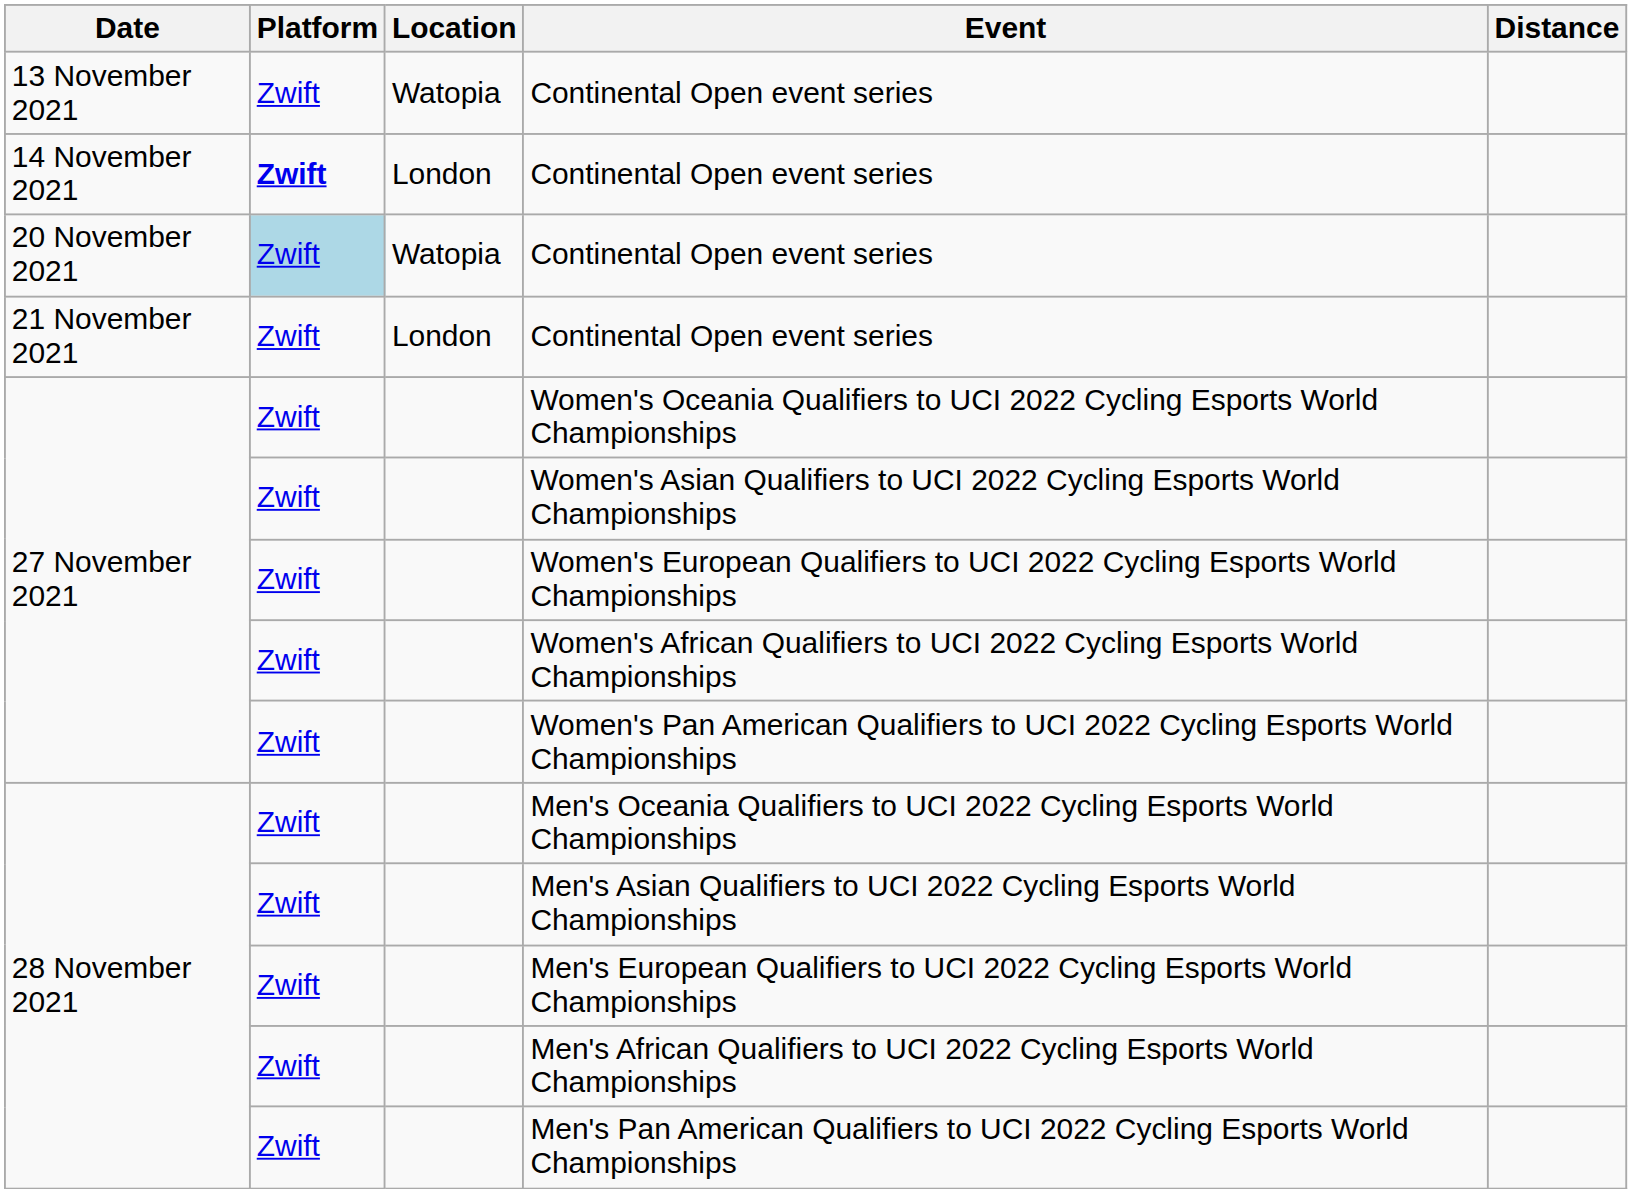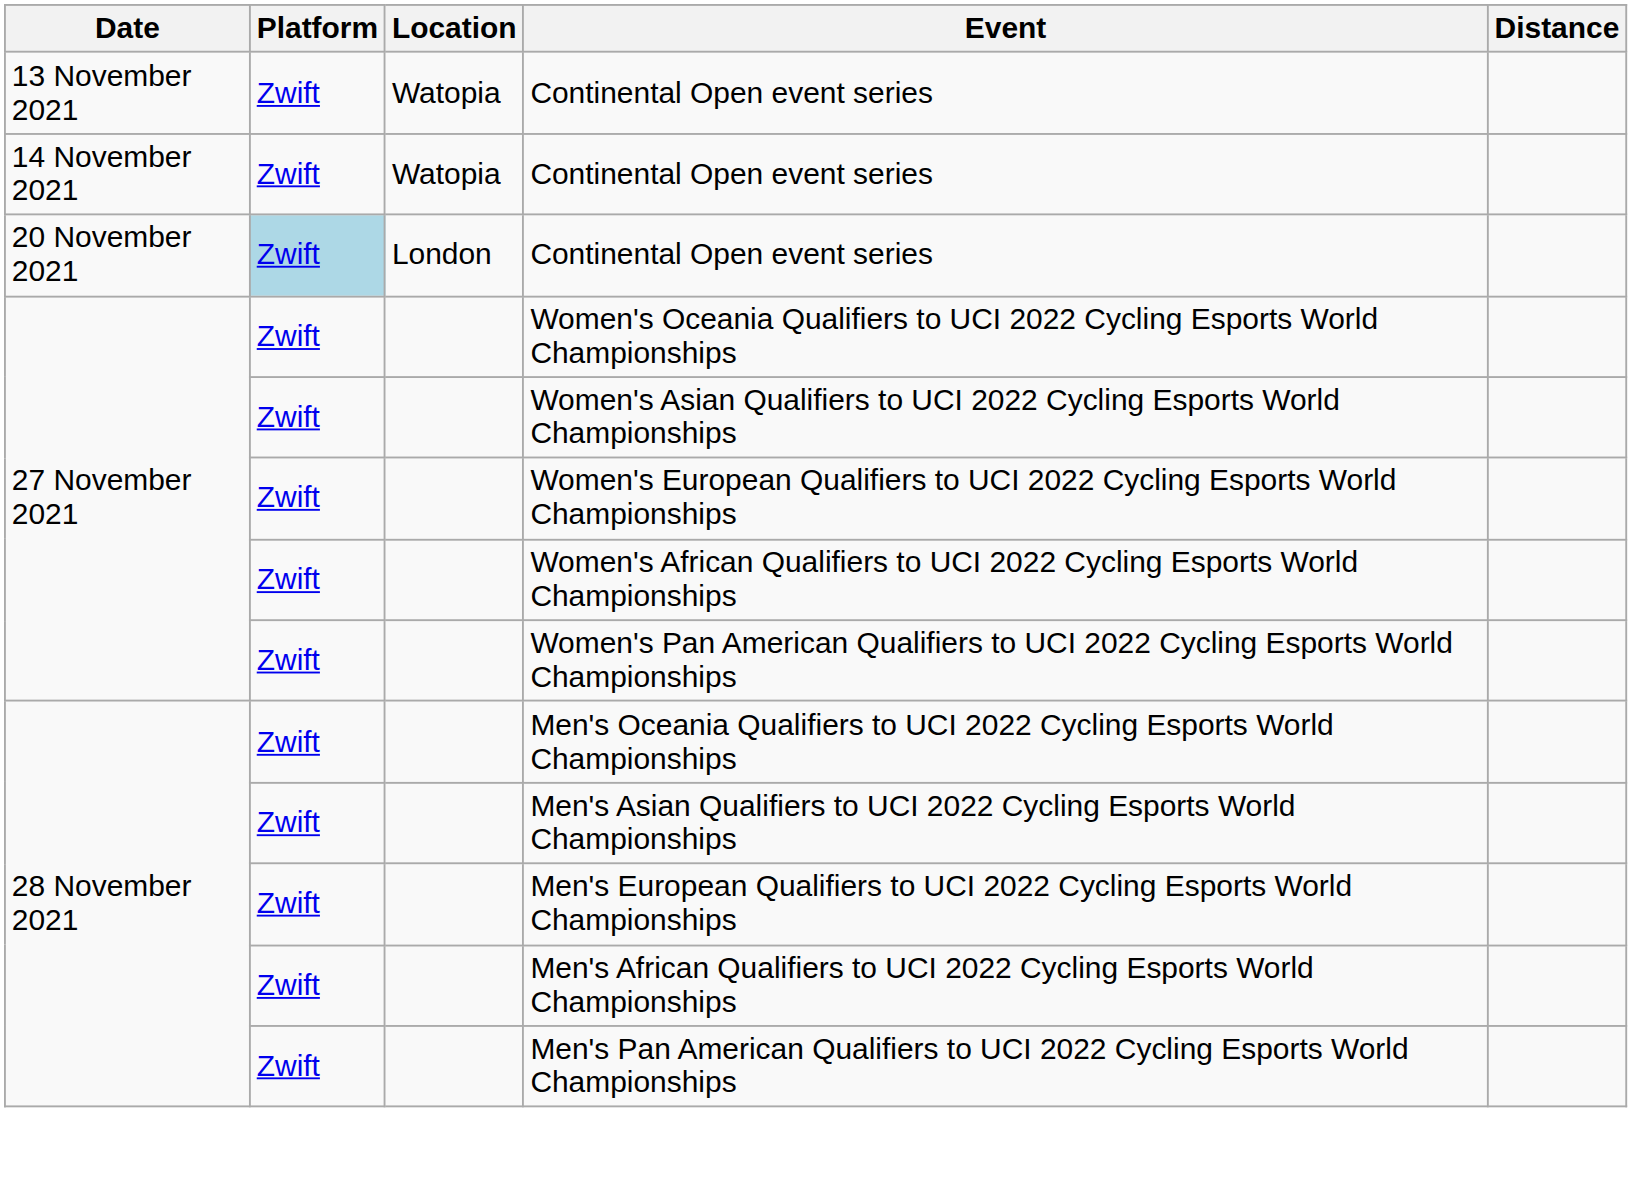(292, 173) bold -> (288, 173) normal
(442, 173) London -> (446, 173) Watopia
(446, 254) Watopia -> (442, 254) London
- row: (102, 335)
